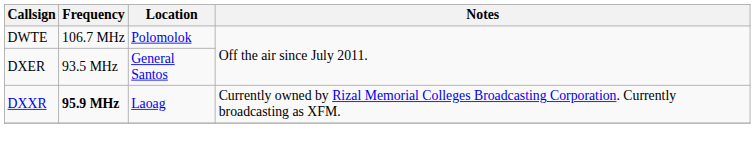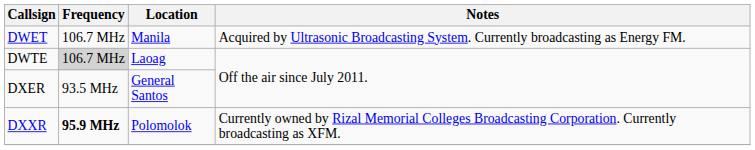+ row: (27, 37)
(93, 37) no background -> (93, 59) lightgrey background
(161, 37) Polomolok -> (148, 59) Laoag
(148, 104) Laoag -> (161, 125) Polomolok
